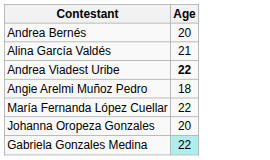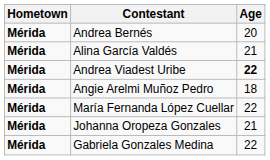+ column: (37, 14)
(185, 127) 20 -> (251, 127) 21
(185, 145) paleturquoise background -> (251, 145) no background
